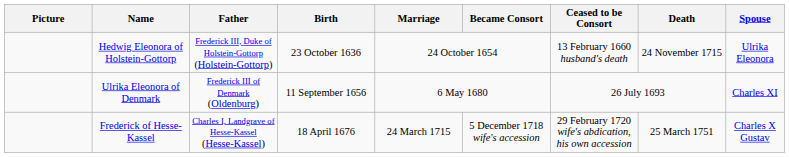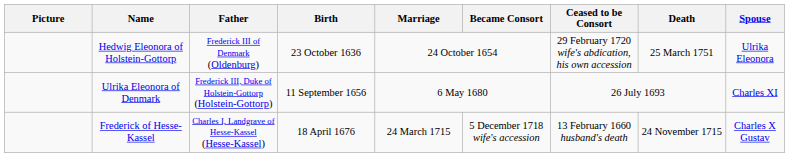(233, 53) Frederick III, Duke of Holstein-Gottorp (Holstein-Gottorp) -> (233, 53) Frederick III of Denmark (Oldenburg)
(594, 52) 13 February 1660 husband's death -> (594, 52) 29 February 1720 wife's abdication, his own accession
(682, 52) 24 November 1715 -> (682, 52) 25 March 1751
(233, 93) Frederick III of Denmark (Oldenburg) -> (233, 93) Frederick III, Duke of Holstein-Gottorp (Holstein-Gottorp)
(594, 132) 29 February 1720 wife's abdication, his own accession -> (594, 132) 13 February 1660 husband's death
(682, 132) 25 March 1751 -> (682, 132) 24 November 1715
